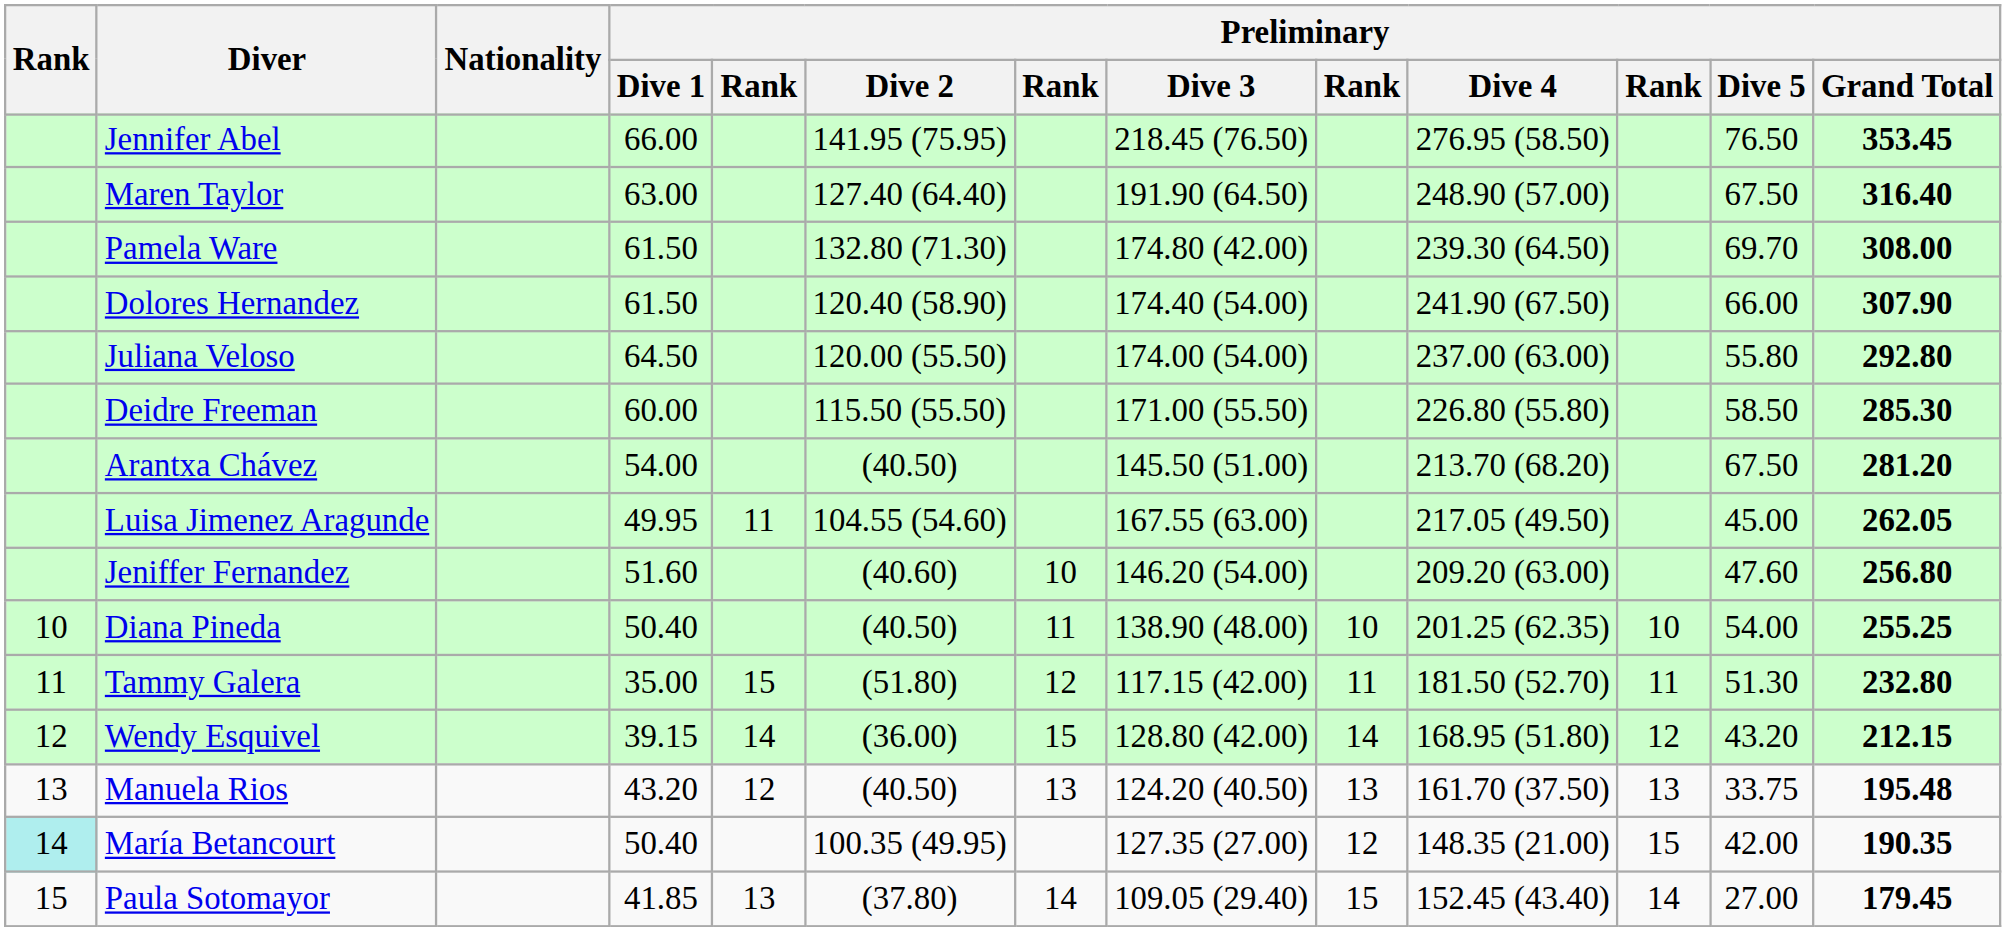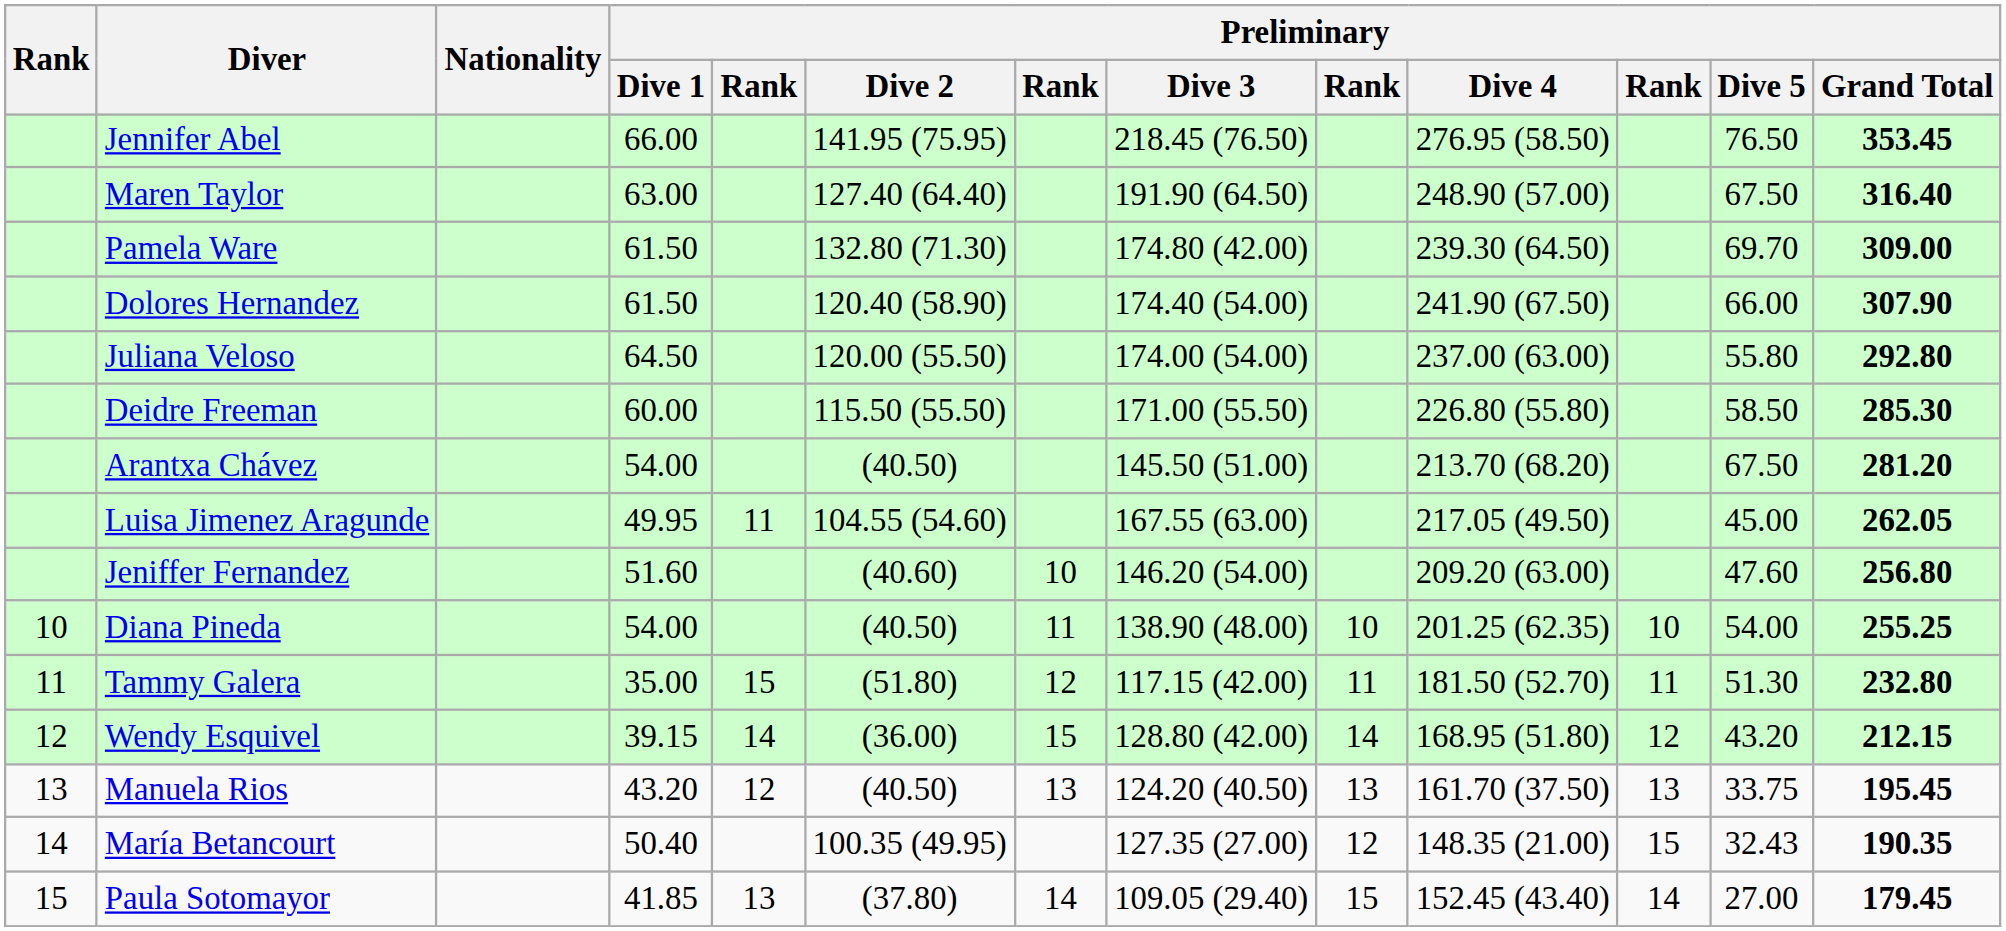(1907, 248) 308.00 -> (1907, 248) 309.00
(661, 627) 50.40 -> (661, 627) 54.00
(1907, 790) 195.48 -> (1907, 790) 195.45
(51, 844) paleturquoise background -> (51, 844) no background
(1761, 844) 42.00 -> (1761, 844) 32.43
